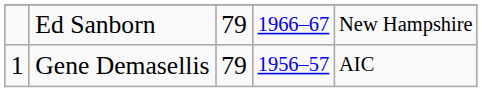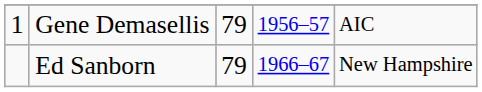rows swapped: (122, 65) <-> (95, 24)
